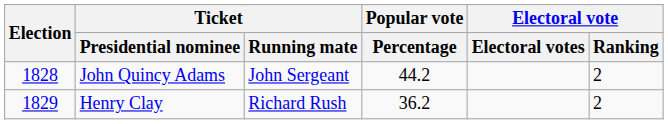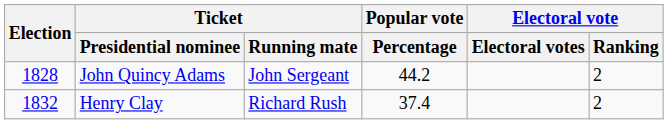(40, 103) 1829 -> (40, 103) 1832
(415, 103) 36.2 -> (415, 103) 37.4
